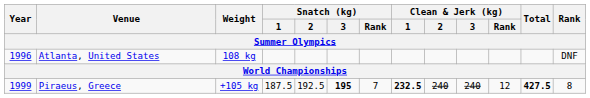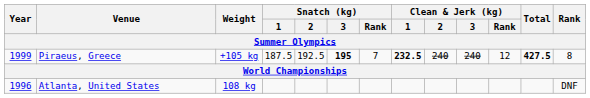rows swapped: (99, 56) <-> (80, 86)
